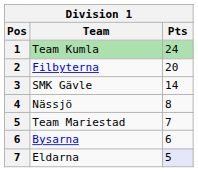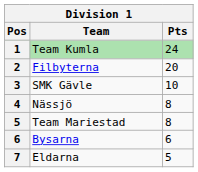(172, 85) 14 -> (172, 85) 10
(168, 121) 7 -> (168, 121) 8
(168, 158) lavender background -> (168, 158) no background
